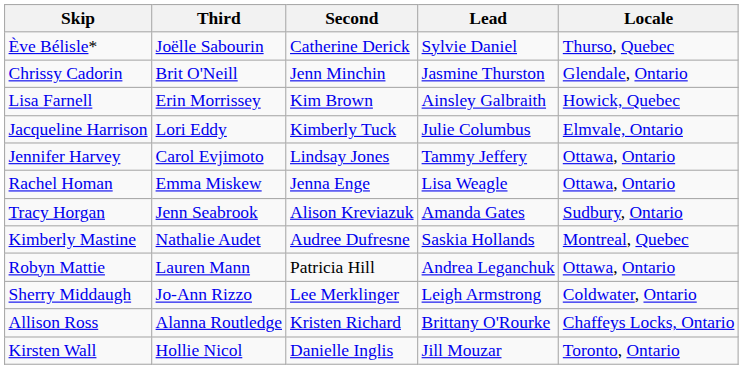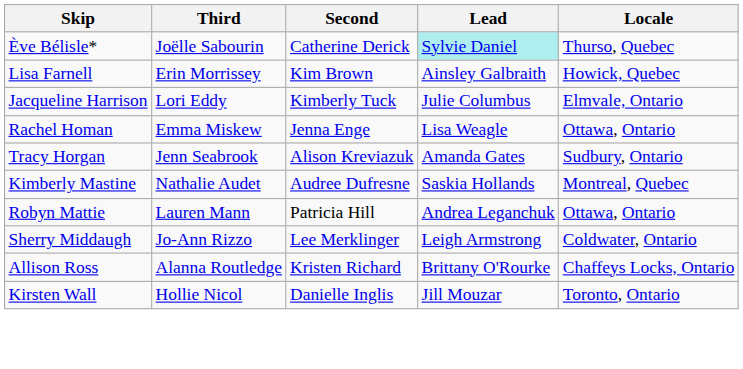(469, 45) no background -> (469, 45) paleturquoise background
- row: (65, 73)
- row: (64, 156)
